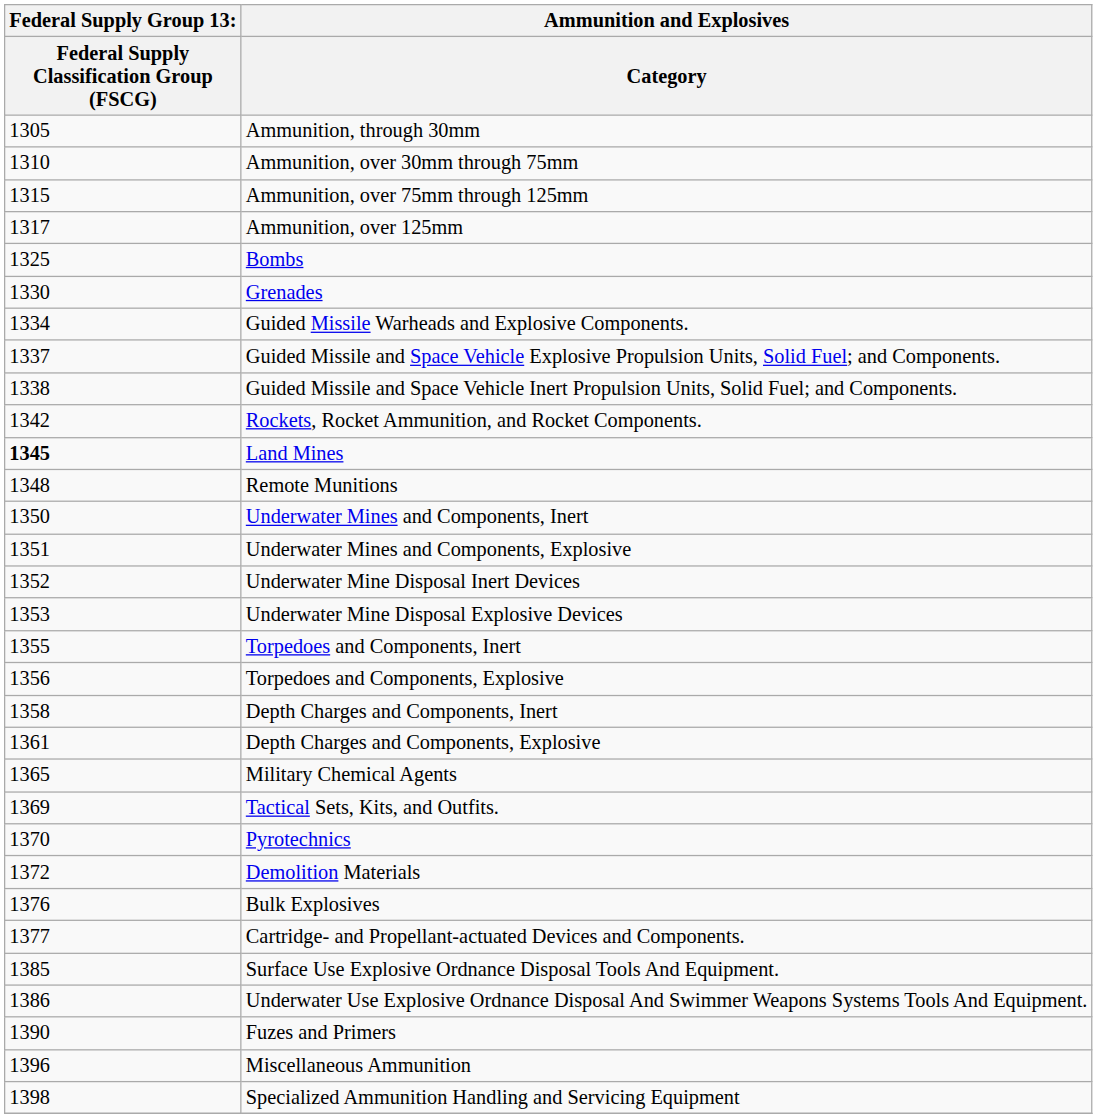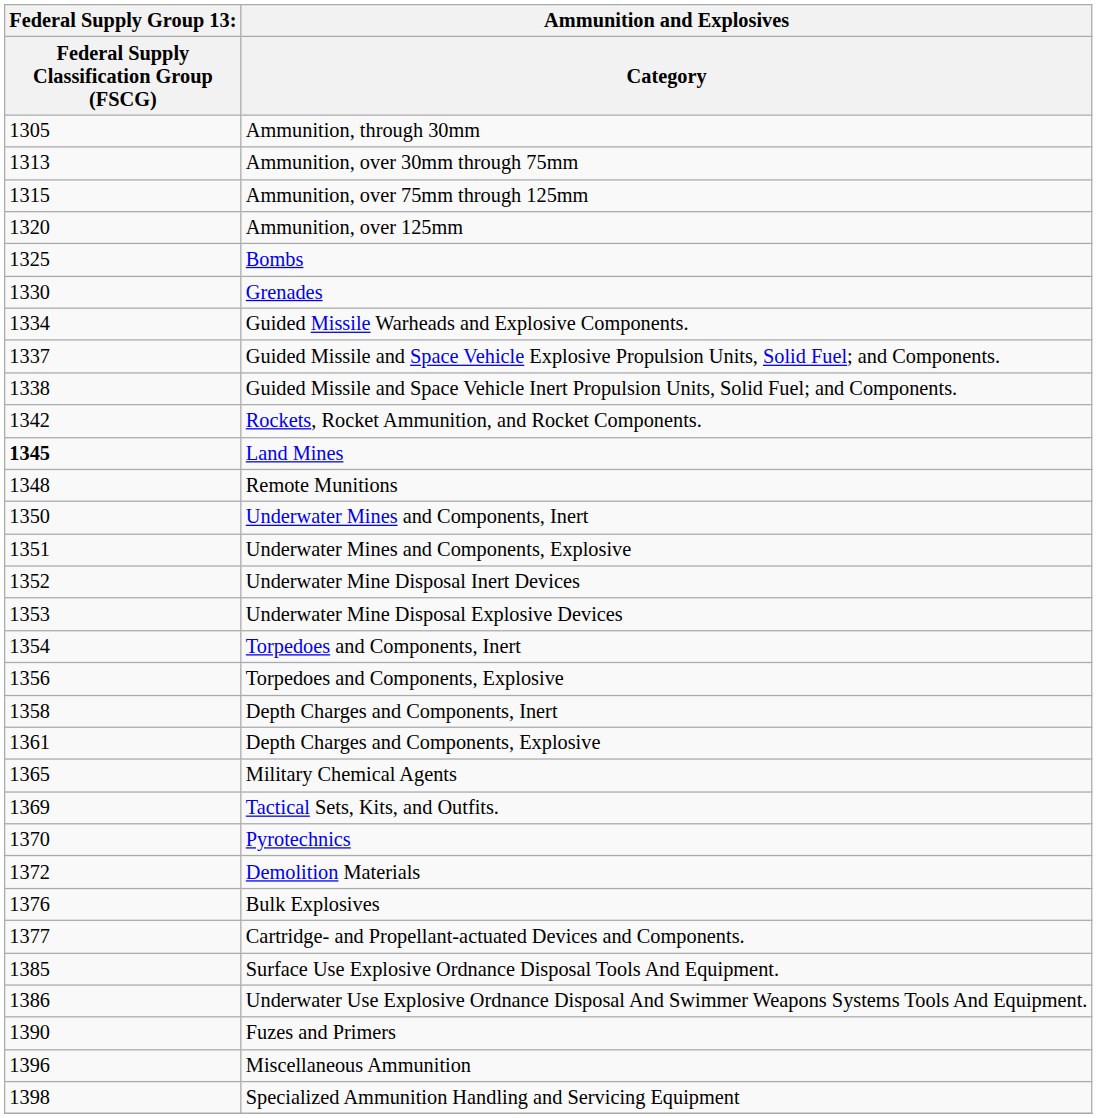(30, 163) 1310 -> (30, 163) 1313
(30, 227) 1317 -> (30, 227) 1320
(30, 646) 1355 -> (30, 646) 1354
